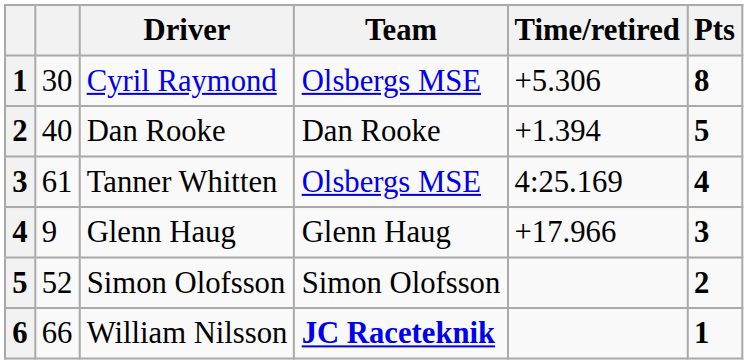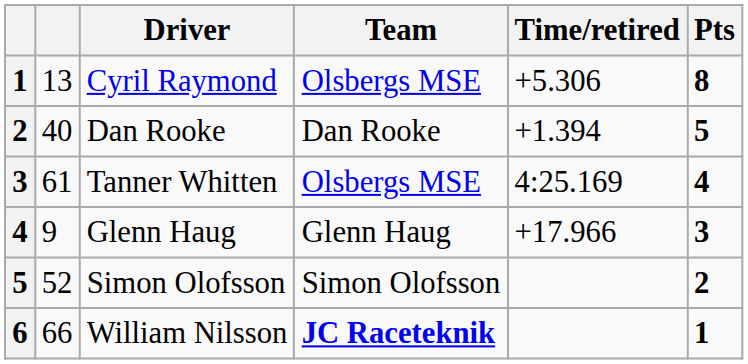(57, 80) 30 -> (57, 80) 13
